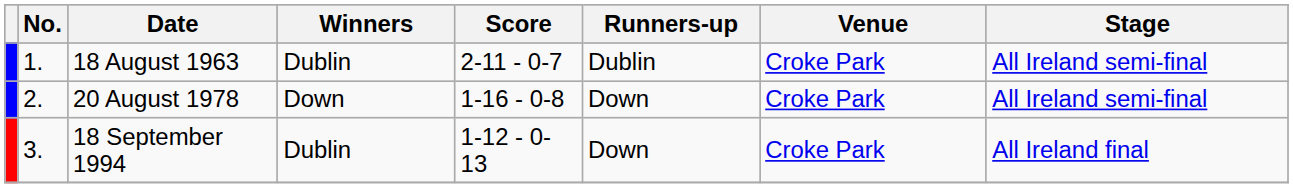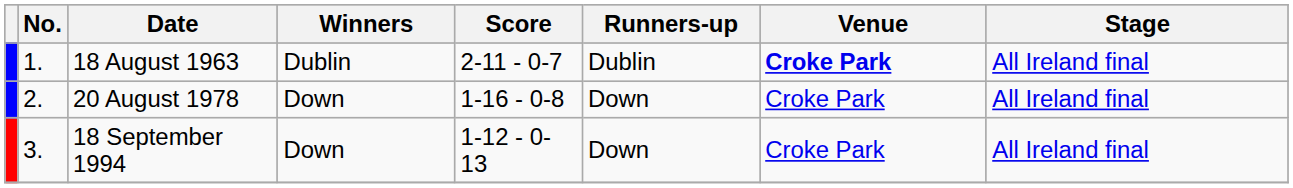(825, 62) normal -> (828, 62) bold
(1100, 62) All Ireland semi-final -> (1071, 62) All Ireland final
(1100, 100) All Ireland semi-final -> (1071, 100) All Ireland final
(317, 151) Dublin -> (314, 151) Down
